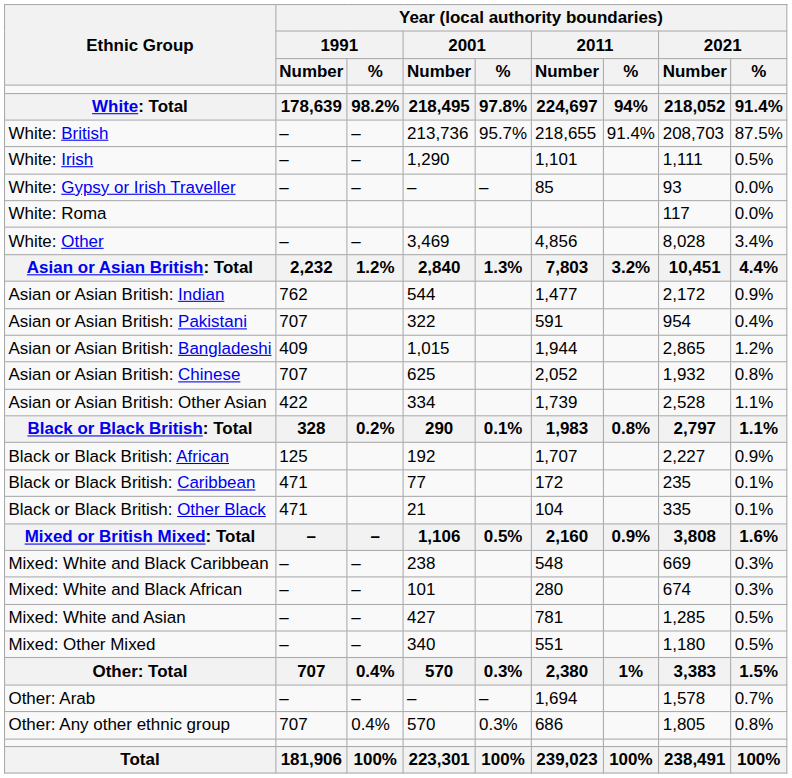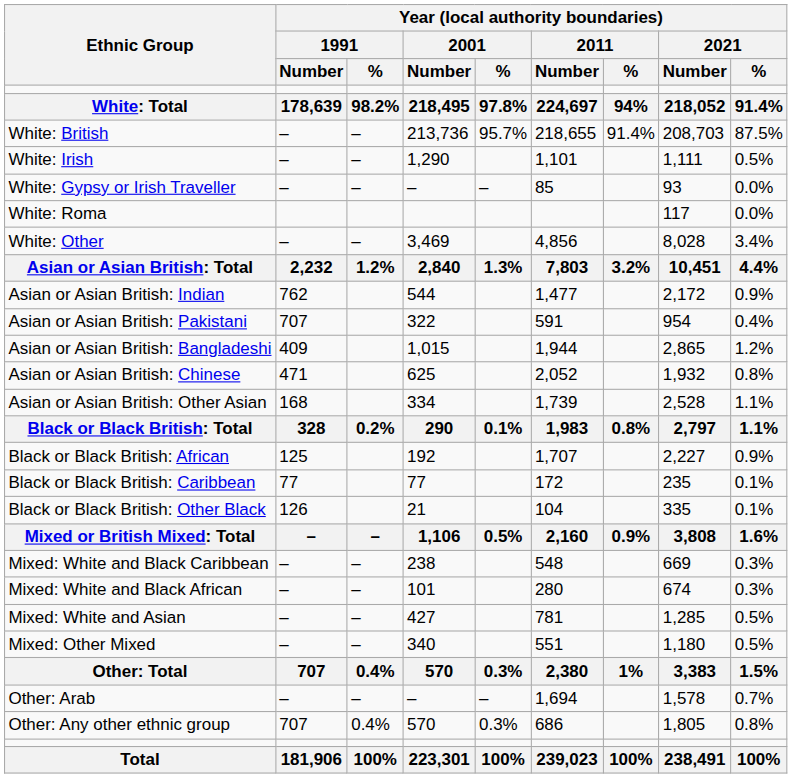(293, 375) 707 -> (293, 375) 471
(293, 402) 422 -> (293, 402) 168
(293, 483) 471 -> (289, 483) 77
(293, 509) 471 -> (293, 509) 126
